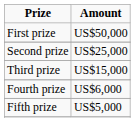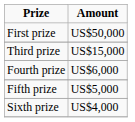- row: (38, 51)
+ row: (33, 107)
